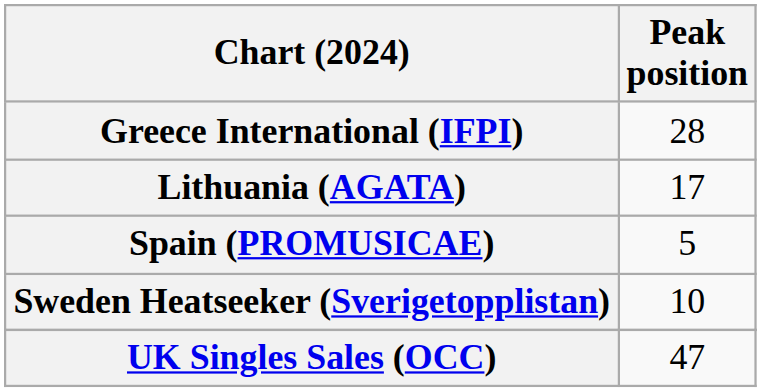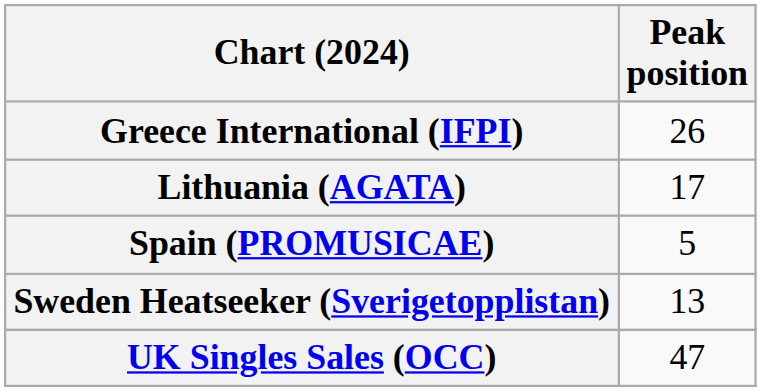(687, 130) 28 -> (687, 130) 26
(687, 300) 10 -> (687, 300) 13
